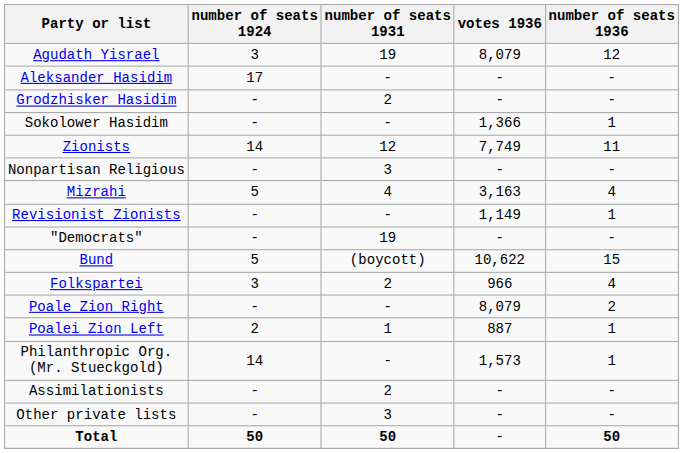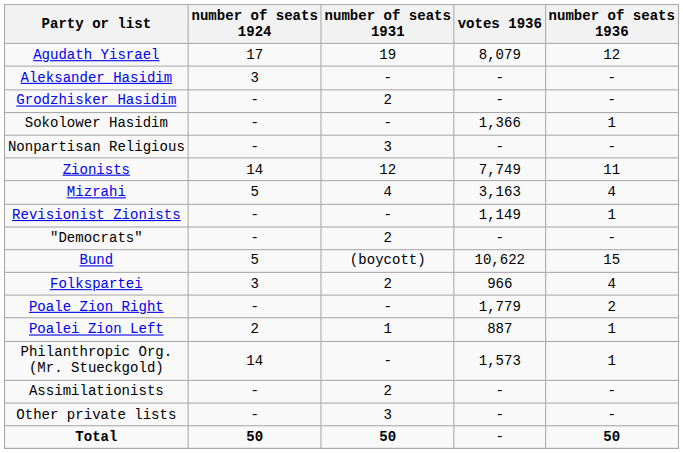(255, 55) 3 -> (255, 55) 17
(255, 78) 17 -> (255, 78) 3
rows swapped: (96, 169) <-> (96, 147)
(388, 238) 19 -> (388, 238) 2
(500, 307) 8,079 -> (500, 307) 1,779
